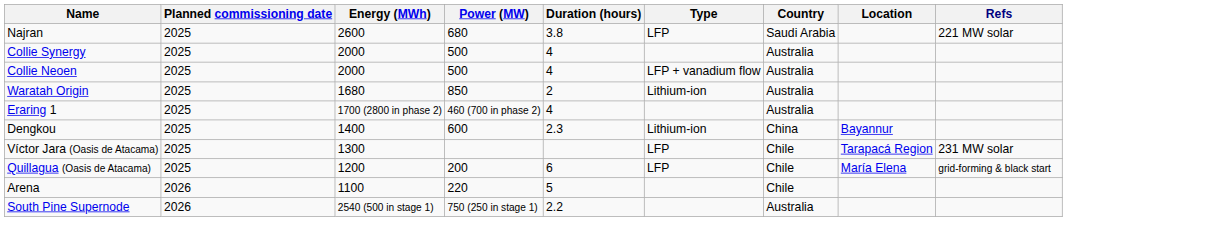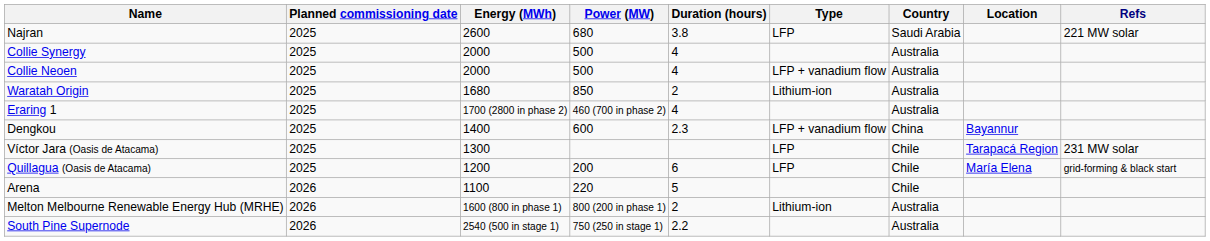(677, 129) Lithium-ion -> (829, 129) LFP + vanadium flow
+ row: (145, 206)
